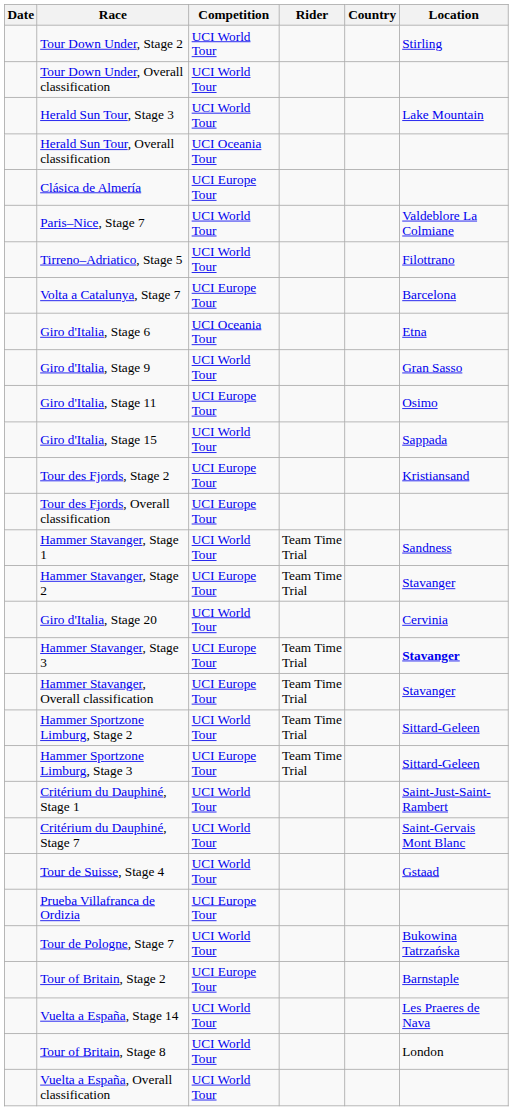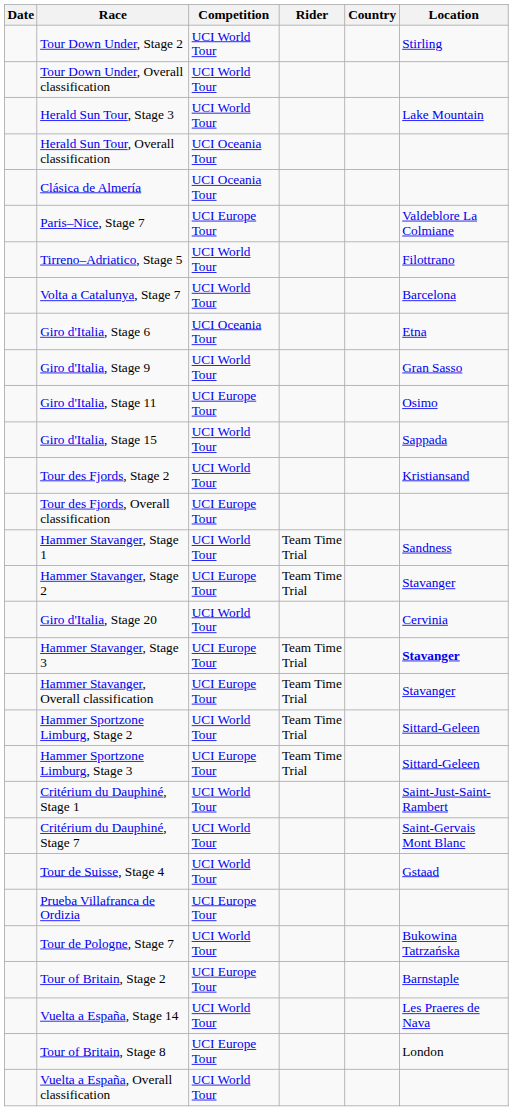(224, 187) UCI Europe Tour -> (227, 187) UCI Oceania Tour
(221, 223) UCI World Tour -> (224, 223) UCI Europe Tour
(224, 295) UCI Europe Tour -> (221, 295) UCI World Tour
(224, 475) UCI Europe Tour -> (221, 475) UCI World Tour
(221, 1051) UCI World Tour -> (224, 1051) UCI Europe Tour
